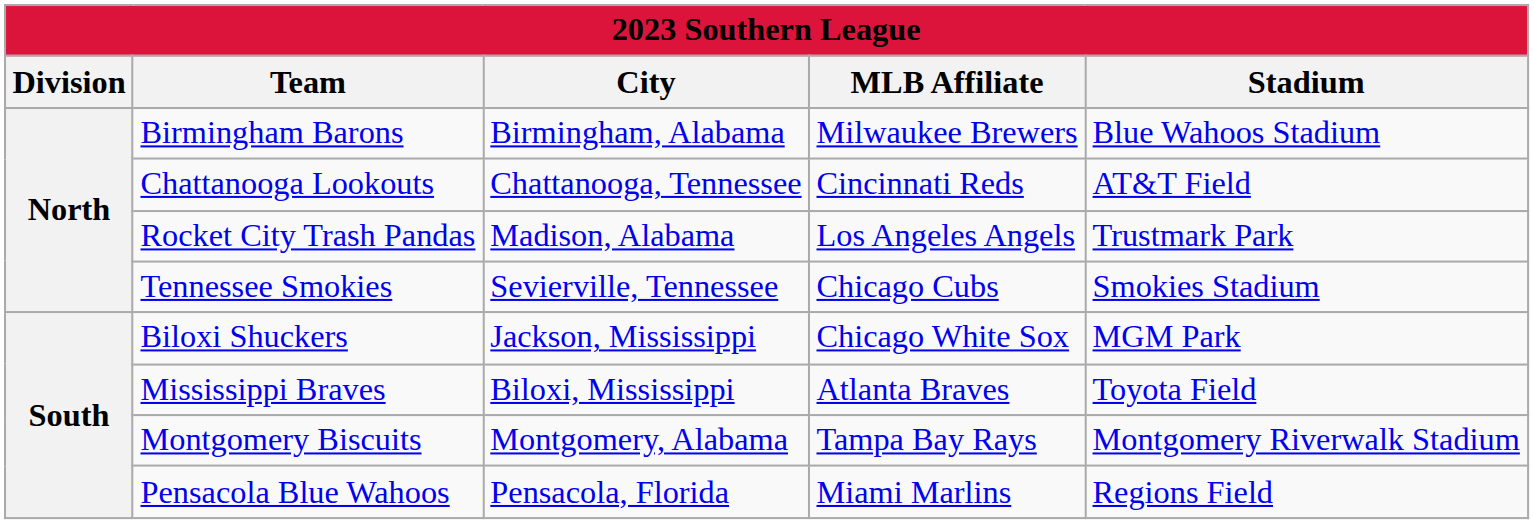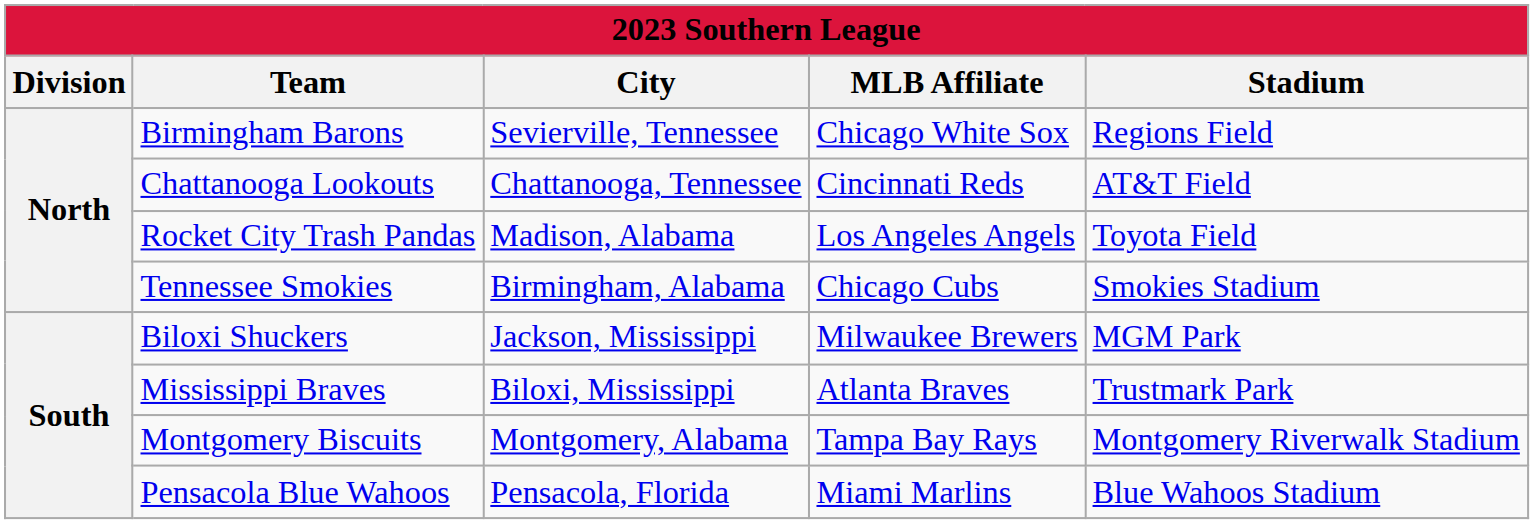(638, 132) Birmingham, Alabama -> (634, 132) Sevierville, Tennessee
(947, 132) Milwaukee Brewers -> (943, 132) Chicago White Sox
(1236, 132) Blue Wahoos Stadium -> (1183, 132) Regions Field
(1193, 235) Trustmark Park -> (1174, 235) Toyota Field
(634, 286) Sevierville, Tennessee -> (638, 286) Birmingham, Alabama
(943, 337) Chicago White Sox -> (947, 337) Milwaukee Brewers
(1174, 388) Toyota Field -> (1193, 388) Trustmark Park
(1183, 491) Regions Field -> (1236, 491) Blue Wahoos Stadium
